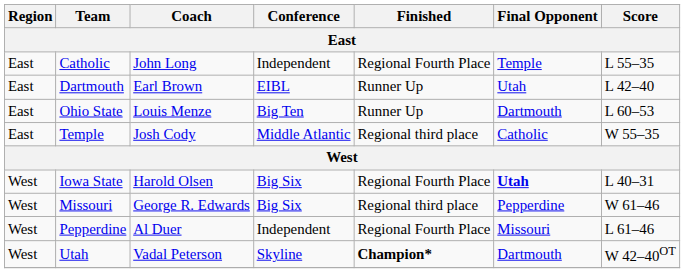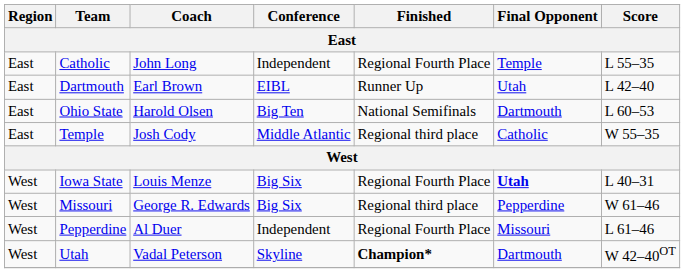(172, 110) Louis Menze -> (173, 110) Harold Olsen
(390, 110) Runner Up -> (417, 110) National Semifinals
(173, 181) Harold Olsen -> (172, 181) Louis Menze
